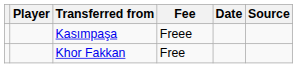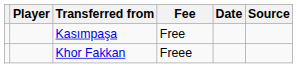(176, 33) Freee -> (173, 33) Free
(173, 53) Free -> (176, 53) Freee
